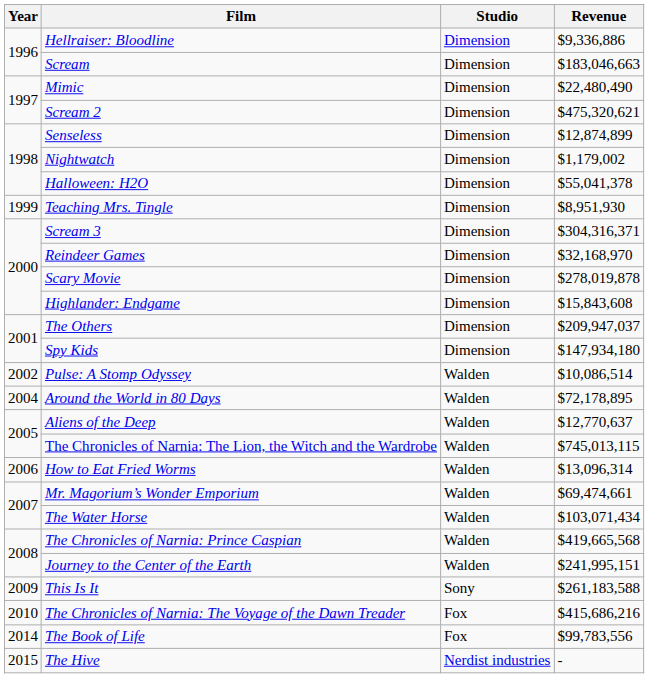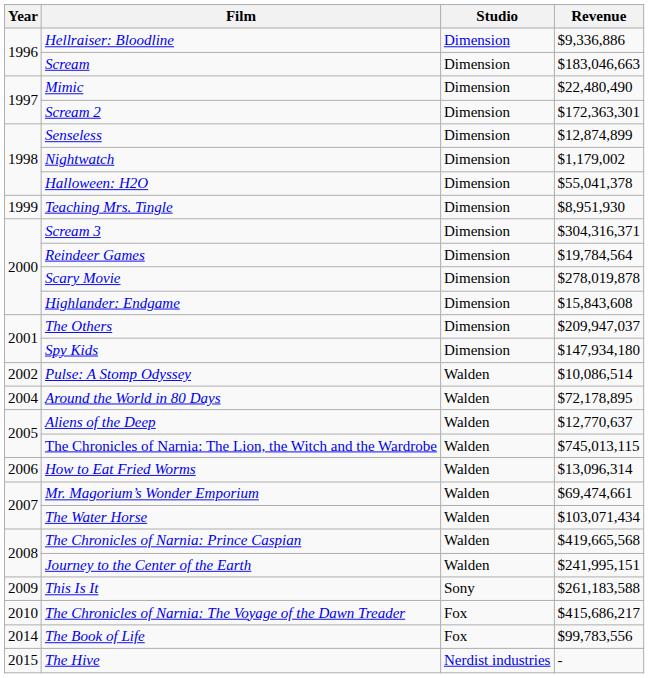(599, 111) $475,320,621 -> (599, 111) $172,363,301
(595, 254) $32,168,970 -> (595, 254) $19,784,564
(599, 612) $415,686,216 -> (599, 612) $415,686,217
